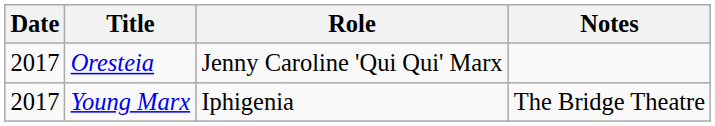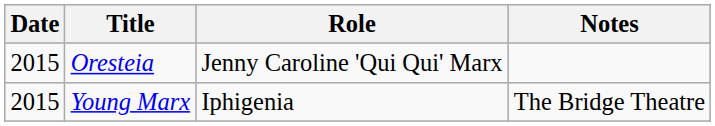(35, 62) 2017 -> (35, 62) 2015
(35, 101) 2017 -> (35, 101) 2015
